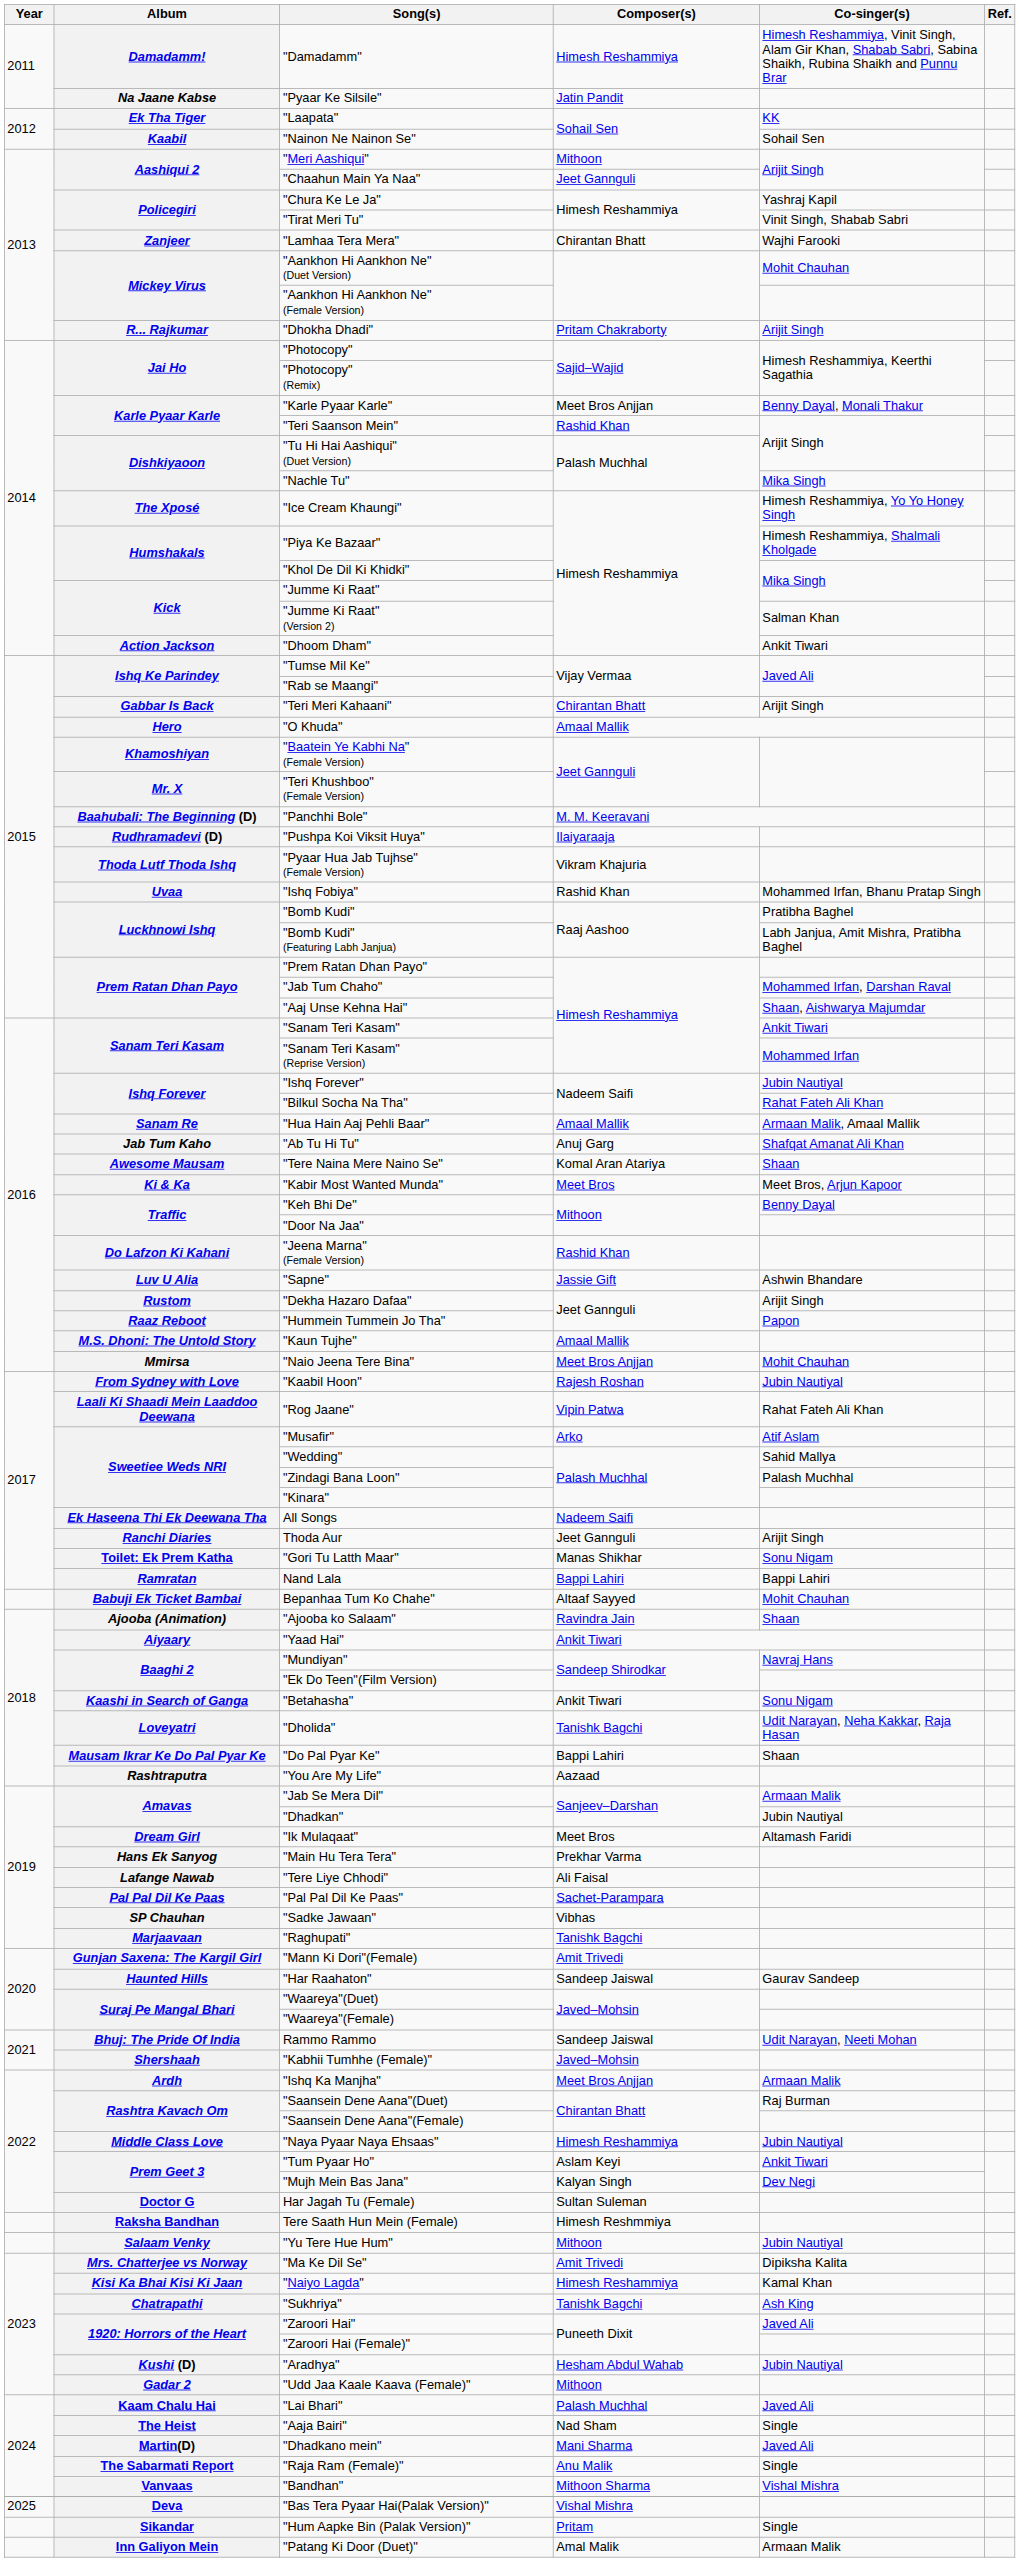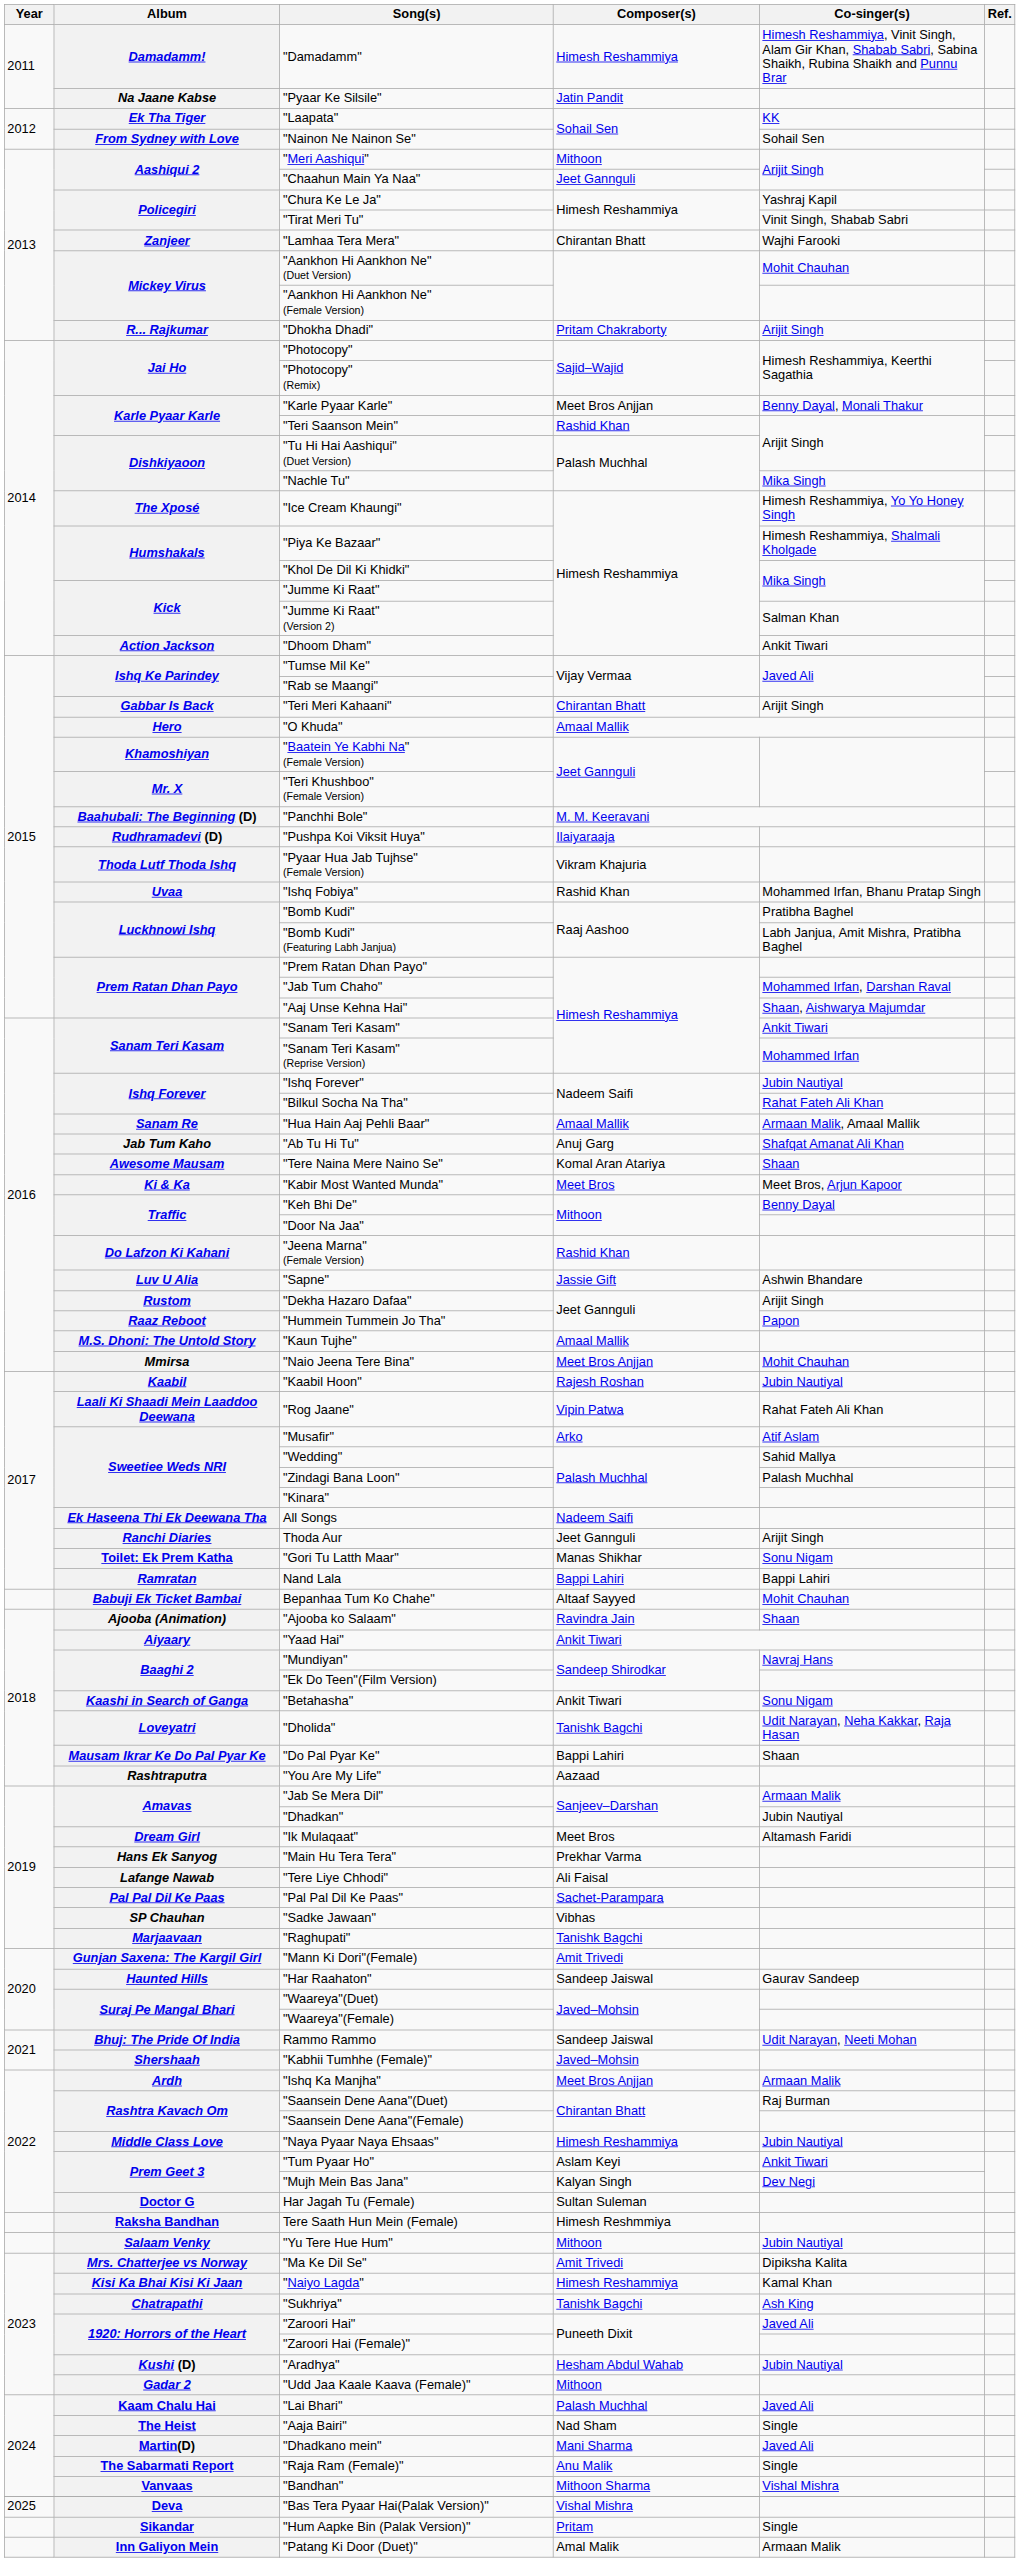(167, 139) Kaabil -> (167, 139) From Sydney with Love
(167, 1381) From Sydney with Love -> (167, 1381) Kaabil
